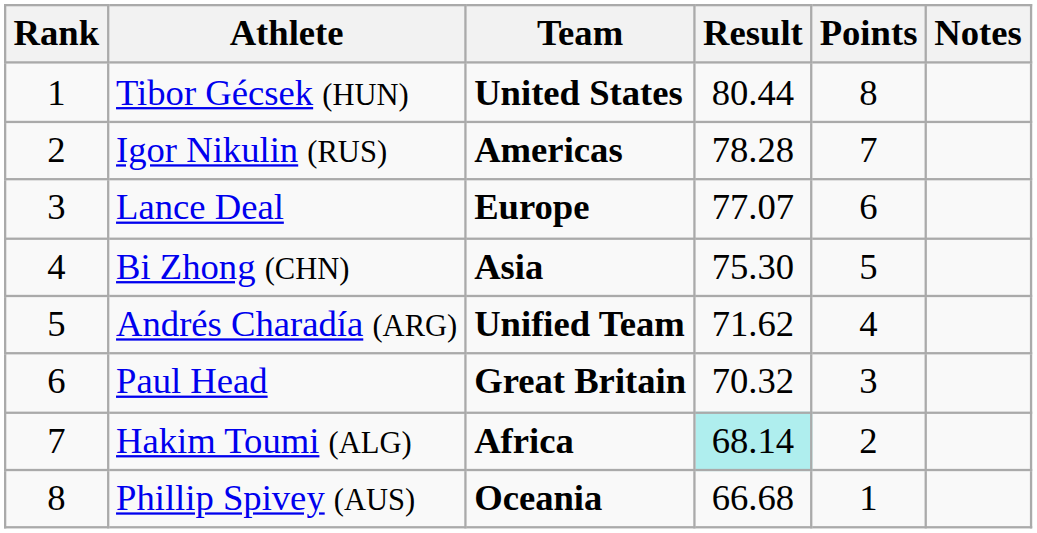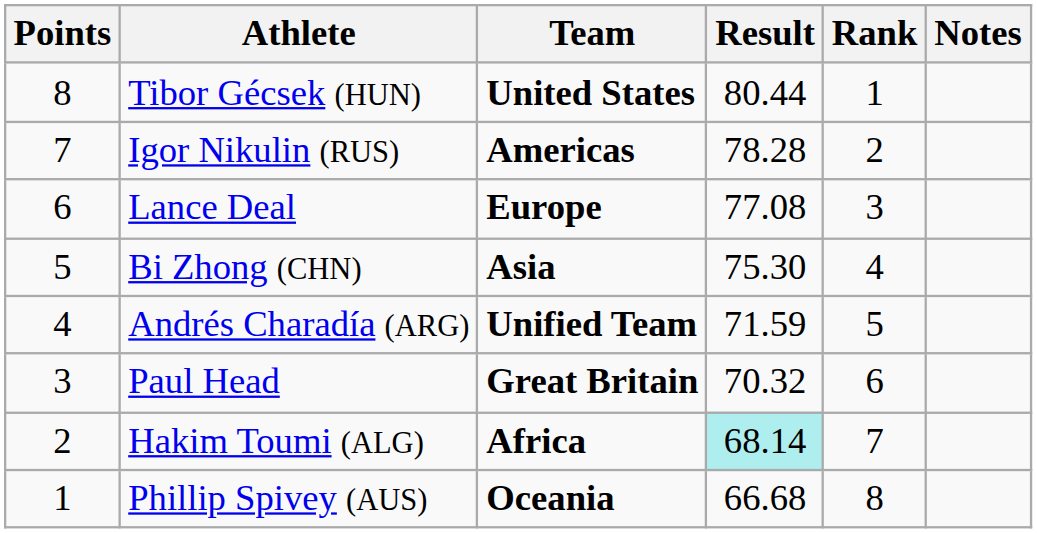columns swapped: (56, 33) <-> (869, 33)
(753, 207) 77.07 -> (765, 207) 77.08
(753, 324) 71.62 -> (765, 324) 71.59
